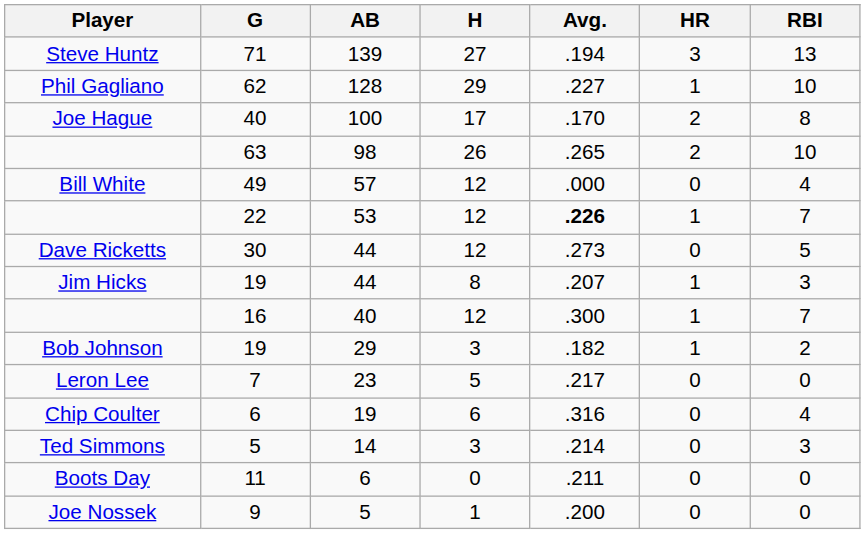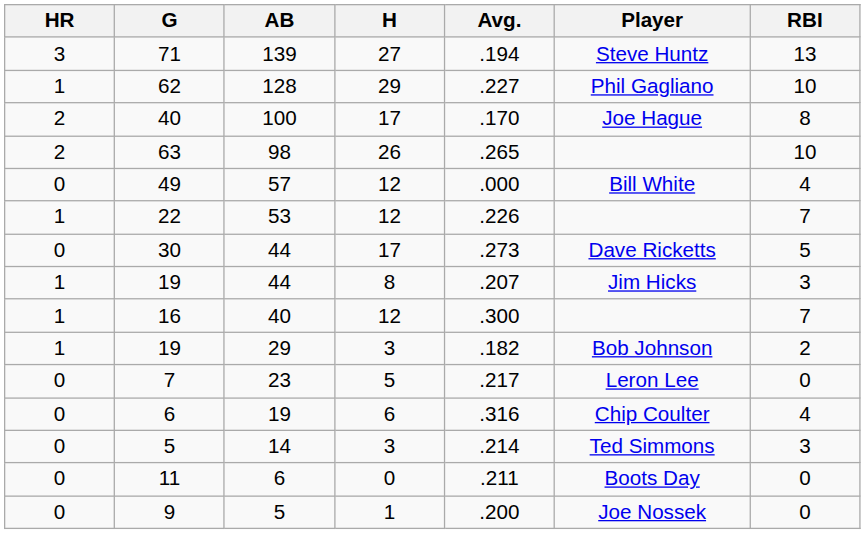columns swapped: (102, 20) <-> (695, 20)
(585, 217) bold -> (499, 217) normal
(475, 250) 12 -> (389, 250) 17
